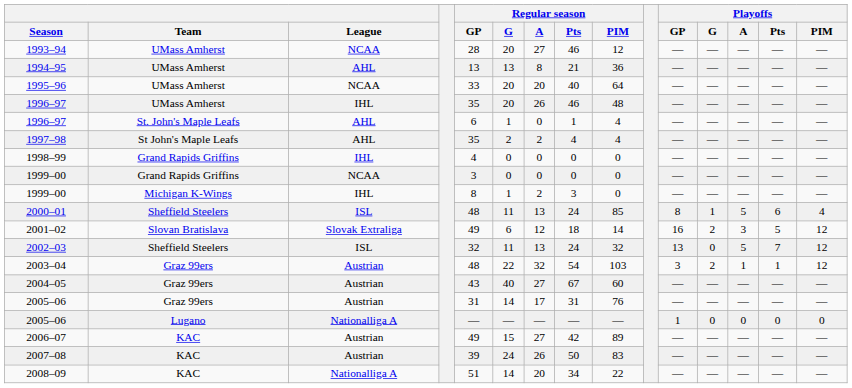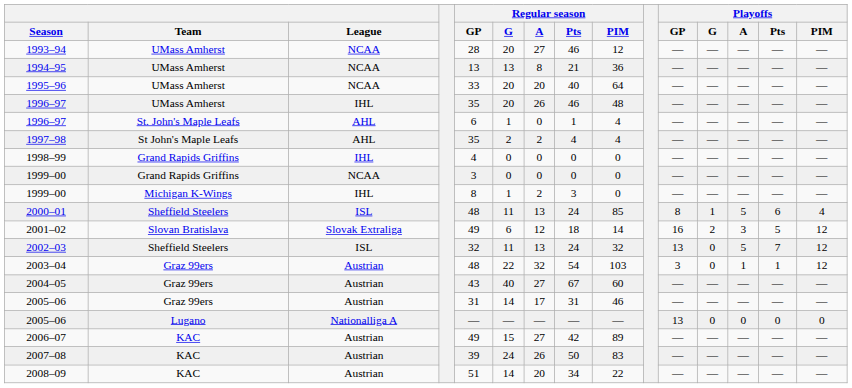(364, 67) AHL -> (364, 67) NCAA
(712, 265) 2 -> (712, 265) 0
(618, 301) 76 -> (618, 301) 46
(678, 319) 1 -> (678, 319) 13
(364, 373) Nationalliga A -> (364, 373) Austrian
